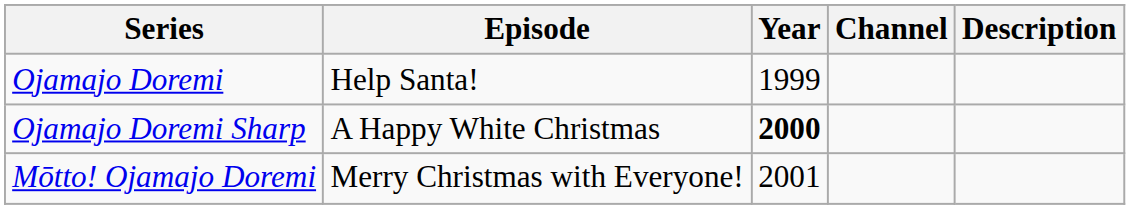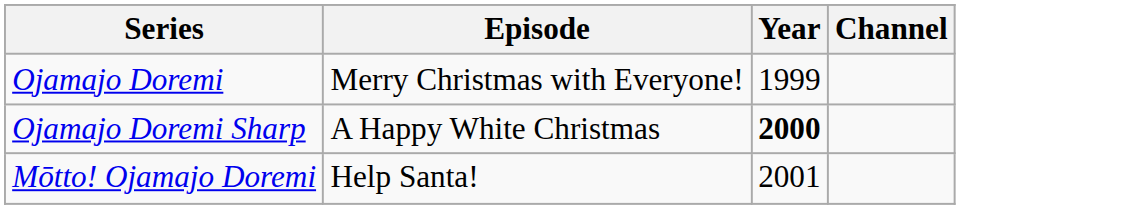- column: (1039, 29)
(405, 78) Help Santa! -> (537, 78) Merry Christmas with Everyone!
(537, 177) Merry Christmas with Everyone! -> (405, 177) Help Santa!
